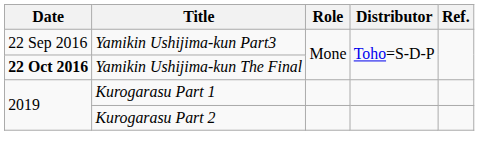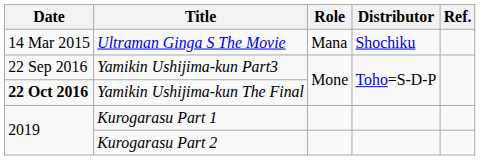+ row: (191, 42)
